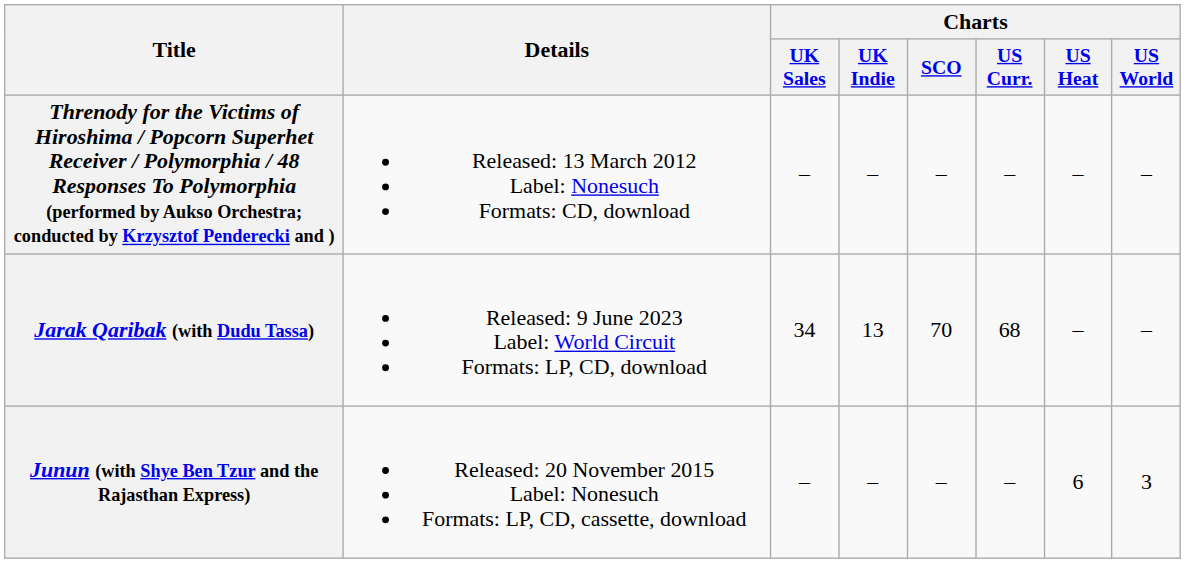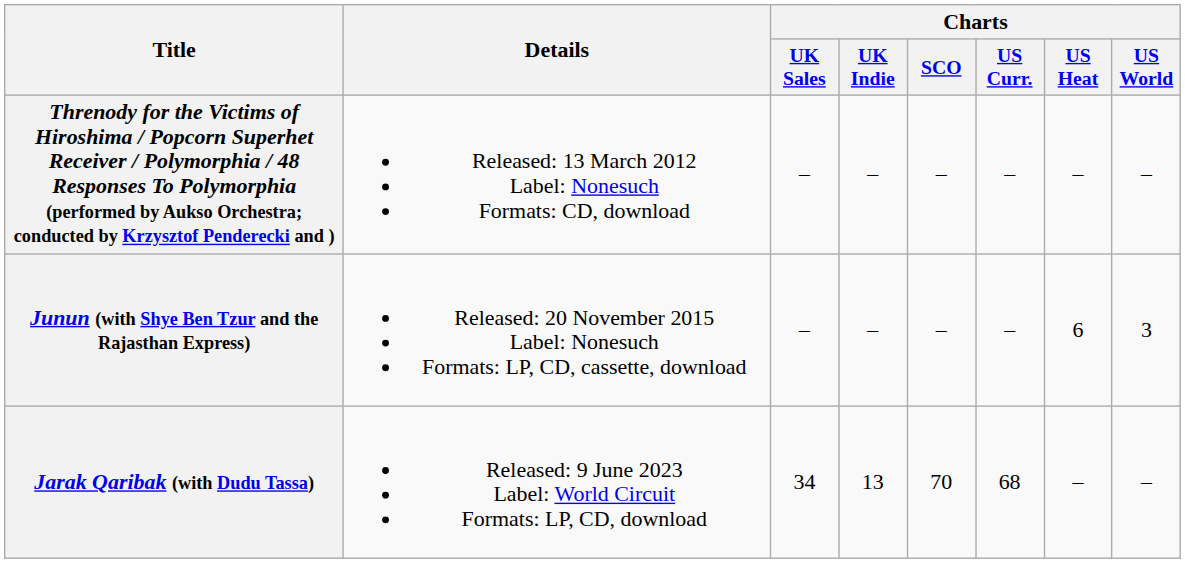rows swapped: (174, 482) <-> (174, 329)
